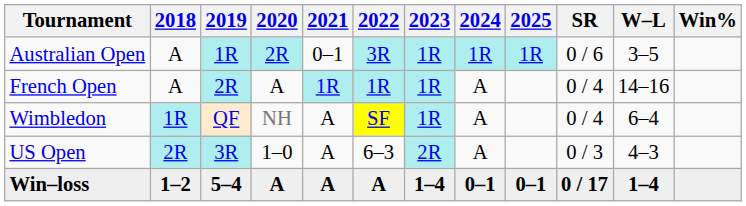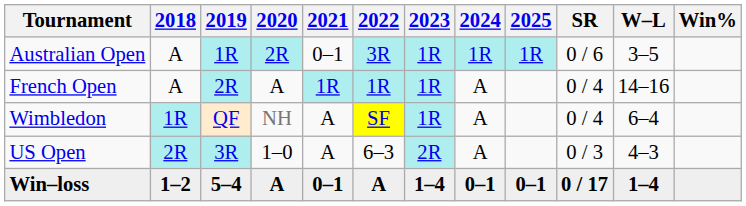(328, 184) A -> (328, 184) 0–1
